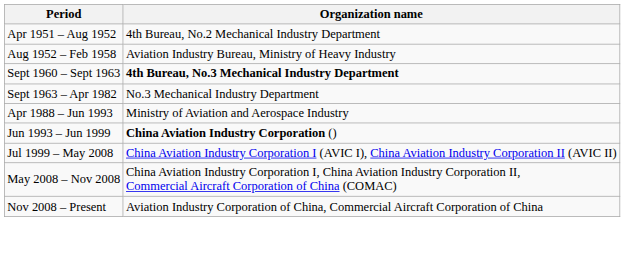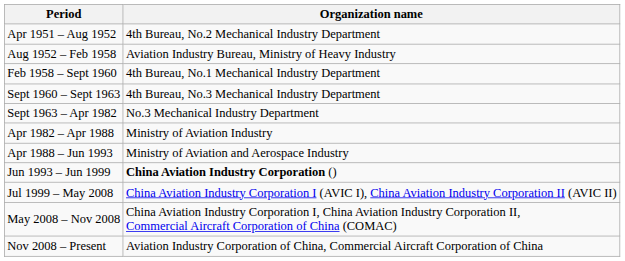+ row: (62, 73)
(262, 73) bold -> (253, 93) normal
+ row: (61, 133)
